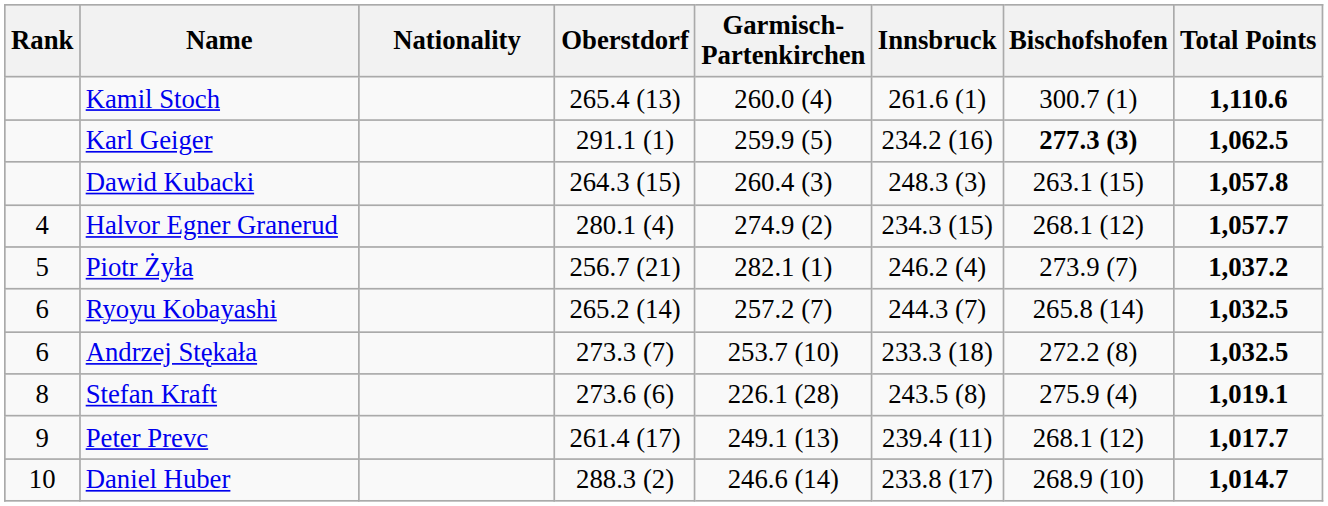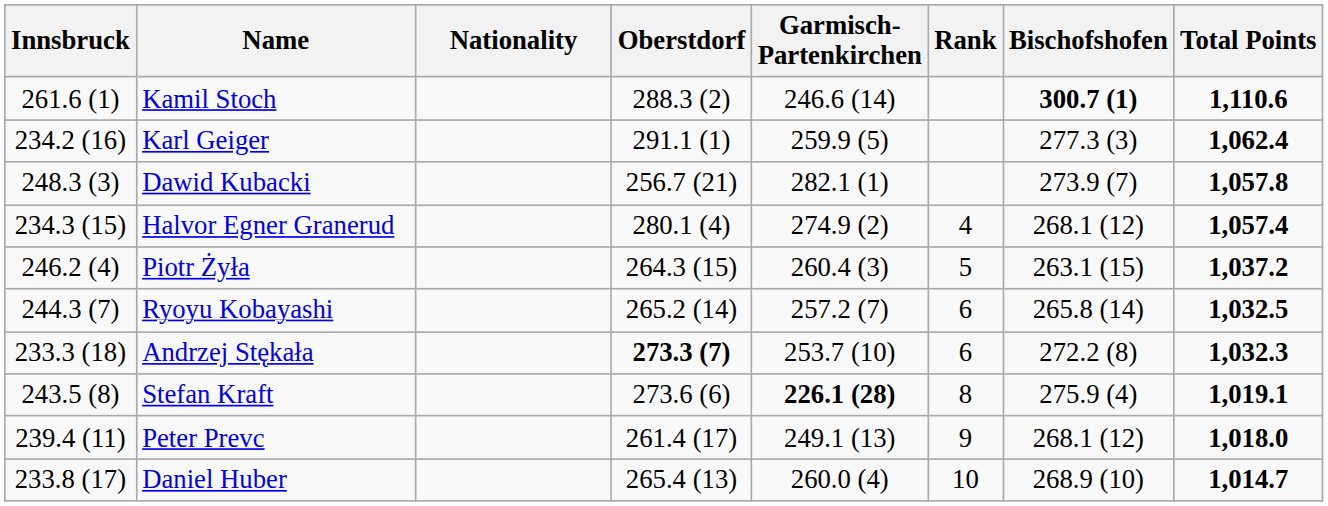columns swapped: (42, 40) <-> (937, 40)
(625, 98) 265.4 (13) -> (681, 98) 288.3 (2)
(783, 98) 260.0 (4) -> (840, 98) 246.6 (14)
(1088, 98) normal -> (1088, 98) bold
(1088, 140) bold -> (1088, 140) normal
(1248, 140) 1,062.5 -> (1248, 140) 1,062.4
(625, 182) 264.3 (15) -> (681, 182) 256.7 (21)
(783, 182) 260.4 (3) -> (840, 182) 282.1 (1)
(1088, 182) 263.1 (15) -> (1088, 182) 273.9 (7)
(1248, 225) 1,057.7 -> (1248, 225) 1,057.4
(625, 267) 256.7 (21) -> (681, 267) 264.3 (15)
(783, 267) 282.1 (1) -> (840, 267) 260.4 (3)
(1088, 267) 273.9 (7) -> (1088, 267) 263.1 (15)
(625, 352) normal -> (681, 352) bold
(1248, 352) 1,032.5 -> (1248, 352) 1,032.3
(783, 394) normal -> (840, 394) bold
(1248, 437) 1,017.7 -> (1248, 437) 1,018.0
(625, 479) 288.3 (2) -> (681, 479) 265.4 (13)
(783, 479) 246.6 (14) -> (840, 479) 260.0 (4)
